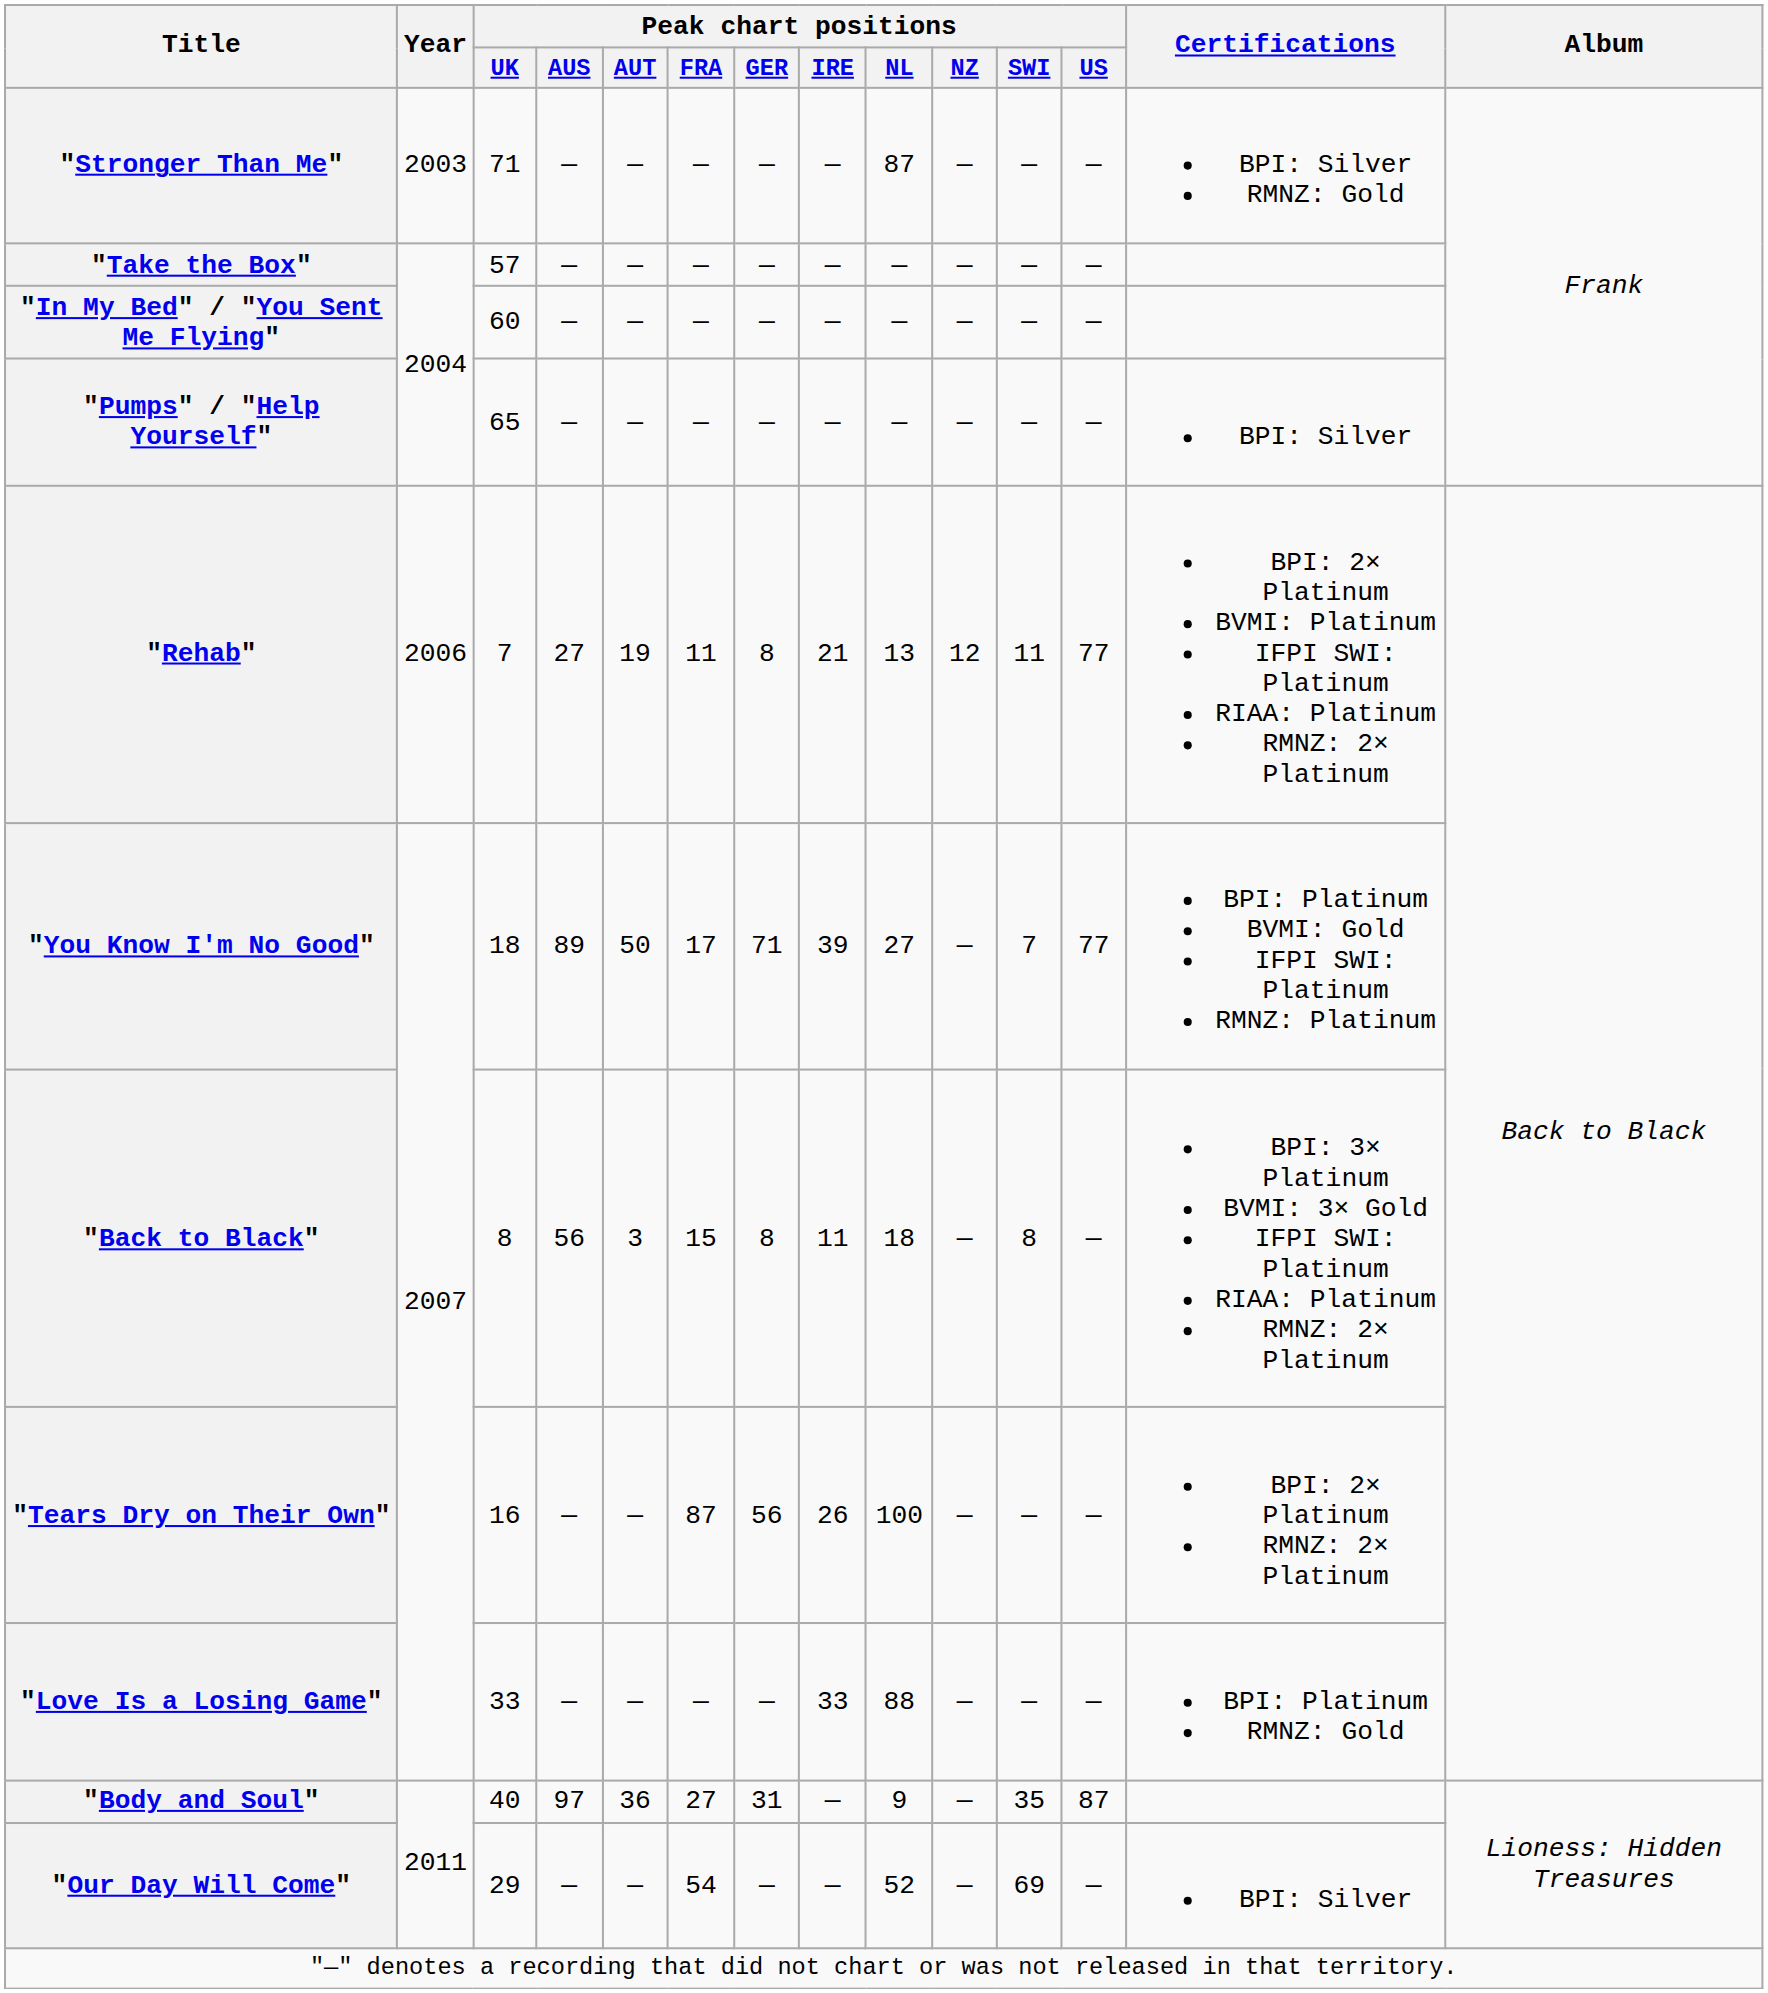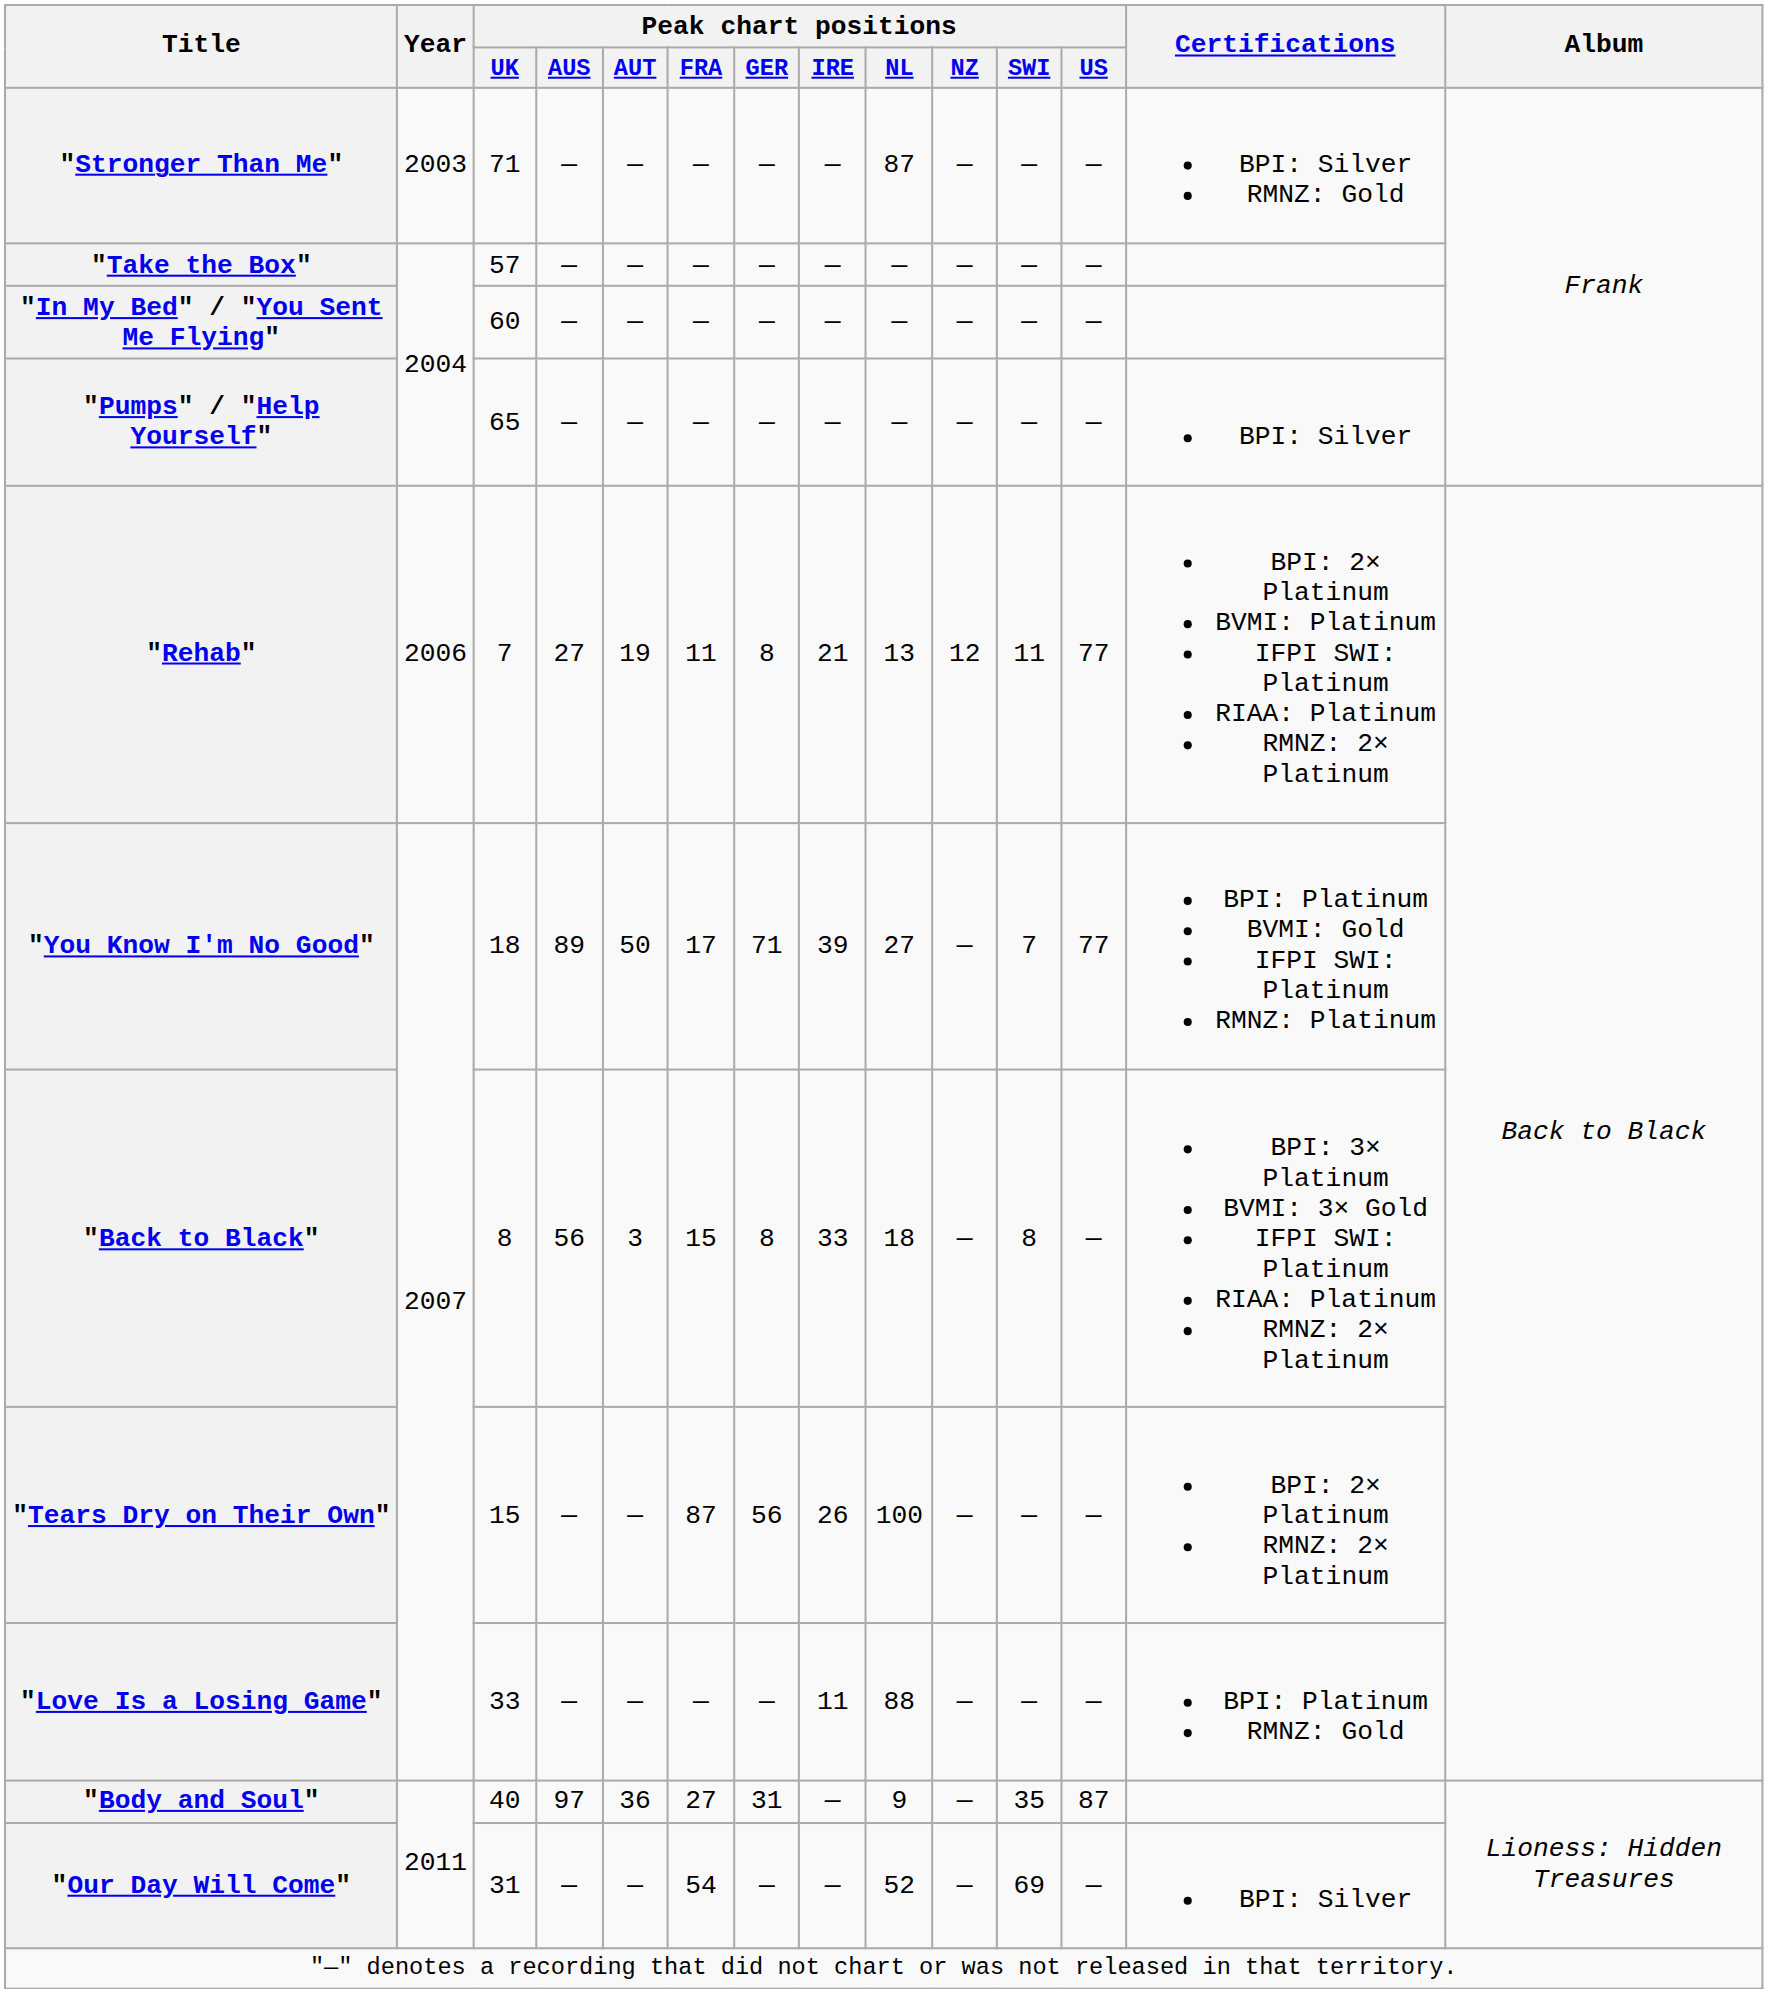(833, 1238) 11 -> (833, 1238) 33
(505, 1515) 16 -> (505, 1515) 15
(833, 1702) 33 -> (833, 1702) 11
(505, 1885) 29 -> (505, 1885) 31
